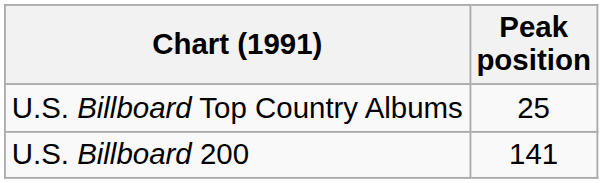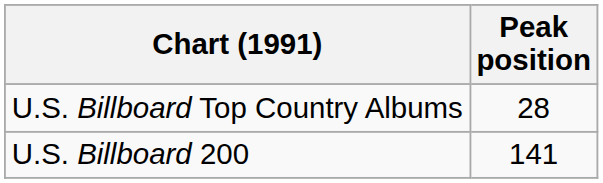(534, 107) 25 -> (534, 107) 28
